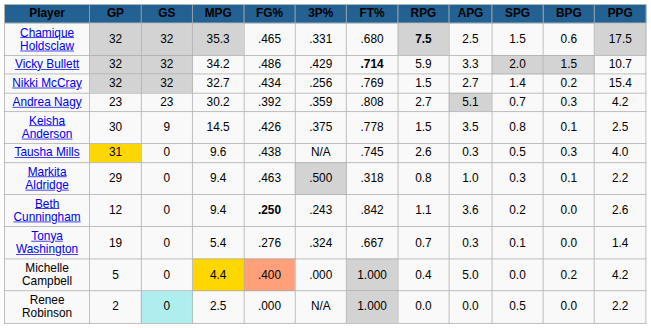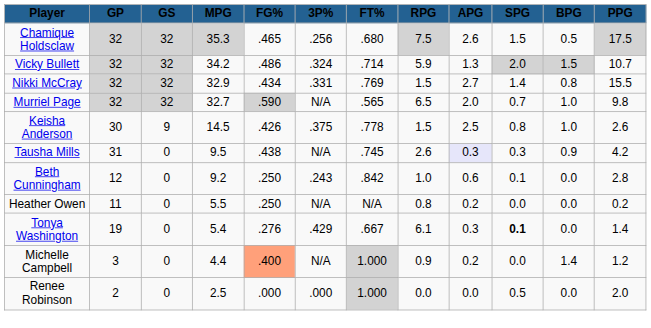(321, 39) .331 -> (321, 39) .256
(423, 39) bold -> (423, 39) normal
(470, 39) 2.5 -> (470, 39) 2.6
(569, 39) 0.6 -> (569, 39) 0.5
(321, 64) .429 -> (321, 64) .324
(372, 64) bold -> (372, 64) normal
(470, 64) 3.3 -> (470, 64) 1.3
(218, 83) 32.7 -> (218, 83) 32.9
(321, 83) .256 -> (321, 83) .331
(569, 83) 0.2 -> (569, 83) 0.8
(620, 83) 15.4 -> (620, 83) 15.5
+ row: (47, 102)
- row: (47, 102)
(470, 127) 3.5 -> (470, 127) 2.5
(569, 127) 0.1 -> (569, 127) 1.0
(620, 127) 2.5 -> (620, 127) 2.6
(115, 153) gold background -> (115, 153) no background
(218, 153) 9.6 -> (218, 153) 9.5
(470, 153) no background -> (470, 153) lavender background
(518, 153) 0.5 -> (518, 153) 0.3
(569, 153) 0.3 -> (569, 153) 0.9
(620, 153) 4.0 -> (620, 153) 4.2
- row: (47, 178)
(218, 210) 9.4 -> (218, 178) 9.2
(269, 210) bold -> (269, 178) normal
(423, 210) 1.1 -> (423, 178) 1.0
(470, 210) 3.6 -> (470, 178) 0.6
(518, 210) 0.2 -> (518, 178) 0.1
(620, 210) 2.6 -> (620, 178) 2.8
+ row: (47, 204)
(321, 242) .324 -> (321, 229) .429
(423, 242) 0.7 -> (423, 229) 6.1
(518, 242) normal -> (518, 229) bold
(115, 274) 5 -> (115, 261) 3
(218, 274) gold background -> (218, 261) no background
(321, 274) .000 -> (321, 261) N/A
(423, 274) 0.4 -> (423, 261) 0.9
(470, 274) 5.0 -> (470, 261) 0.2
(569, 274) 0.2 -> (569, 261) 1.4
(620, 274) 4.2 -> (620, 261) 1.2
(167, 307) paleturquoise background -> (167, 293) no background
(321, 307) N/A -> (321, 293) .000
(620, 307) 2.2 -> (620, 293) 2.0
